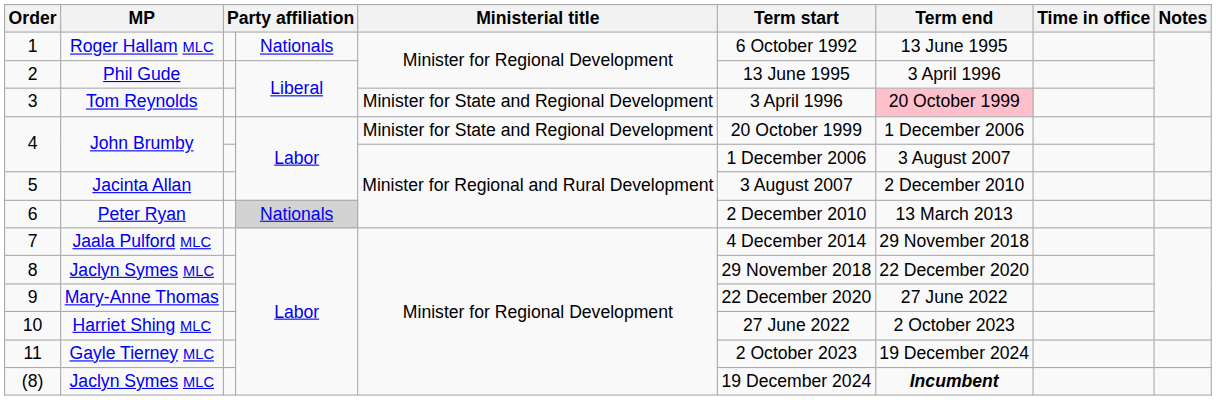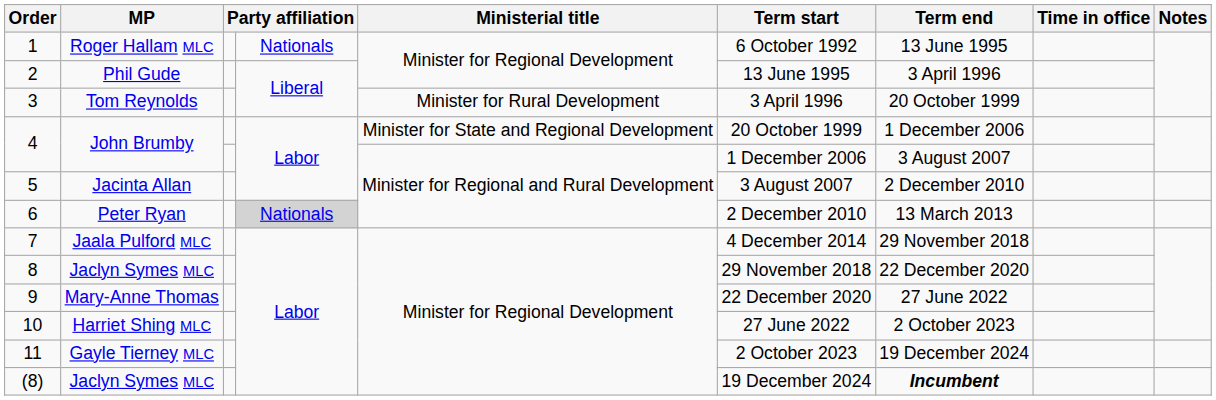(538, 102) Minister for State and Regional Development -> (538, 102) Minister for Rural Development
(954, 102) pink background -> (954, 102) no background
